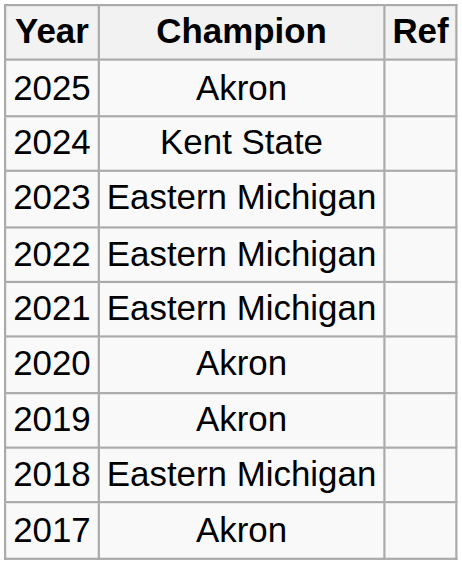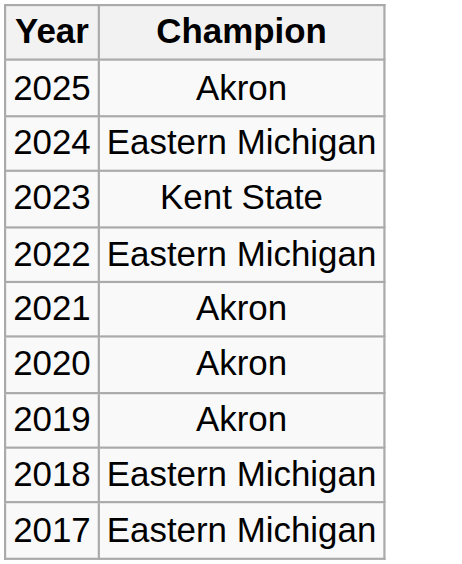- column: (420, 32)
(242, 142) Kent State -> (242, 142) Eastern Michigan
(242, 198) Eastern Michigan -> (242, 198) Kent State
(242, 308) Eastern Michigan -> (242, 308) Akron
(242, 530) Akron -> (242, 530) Eastern Michigan
